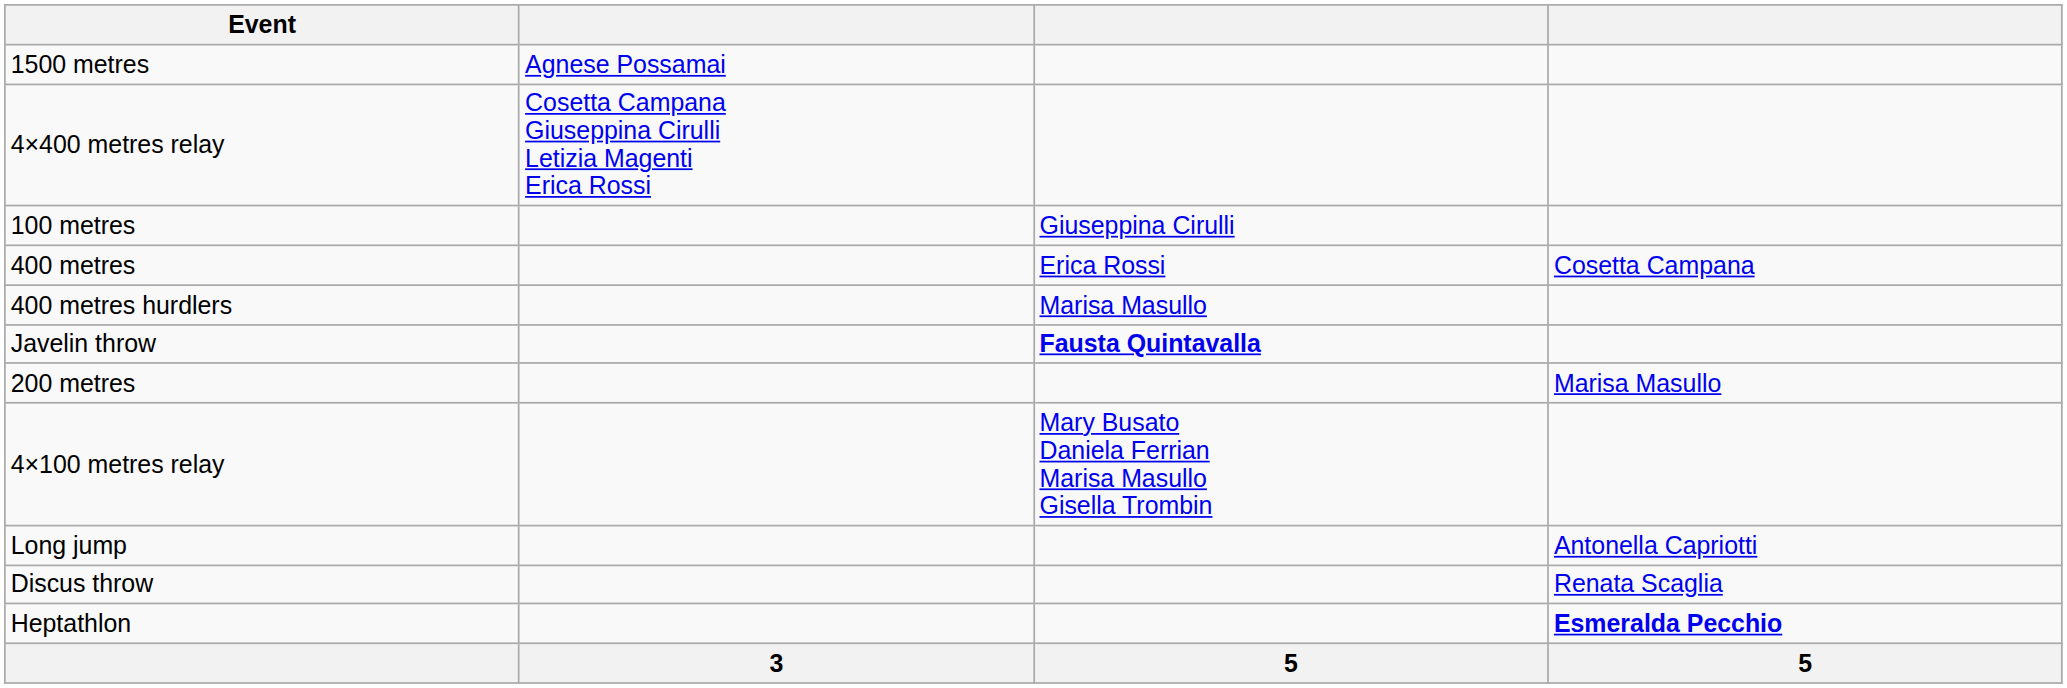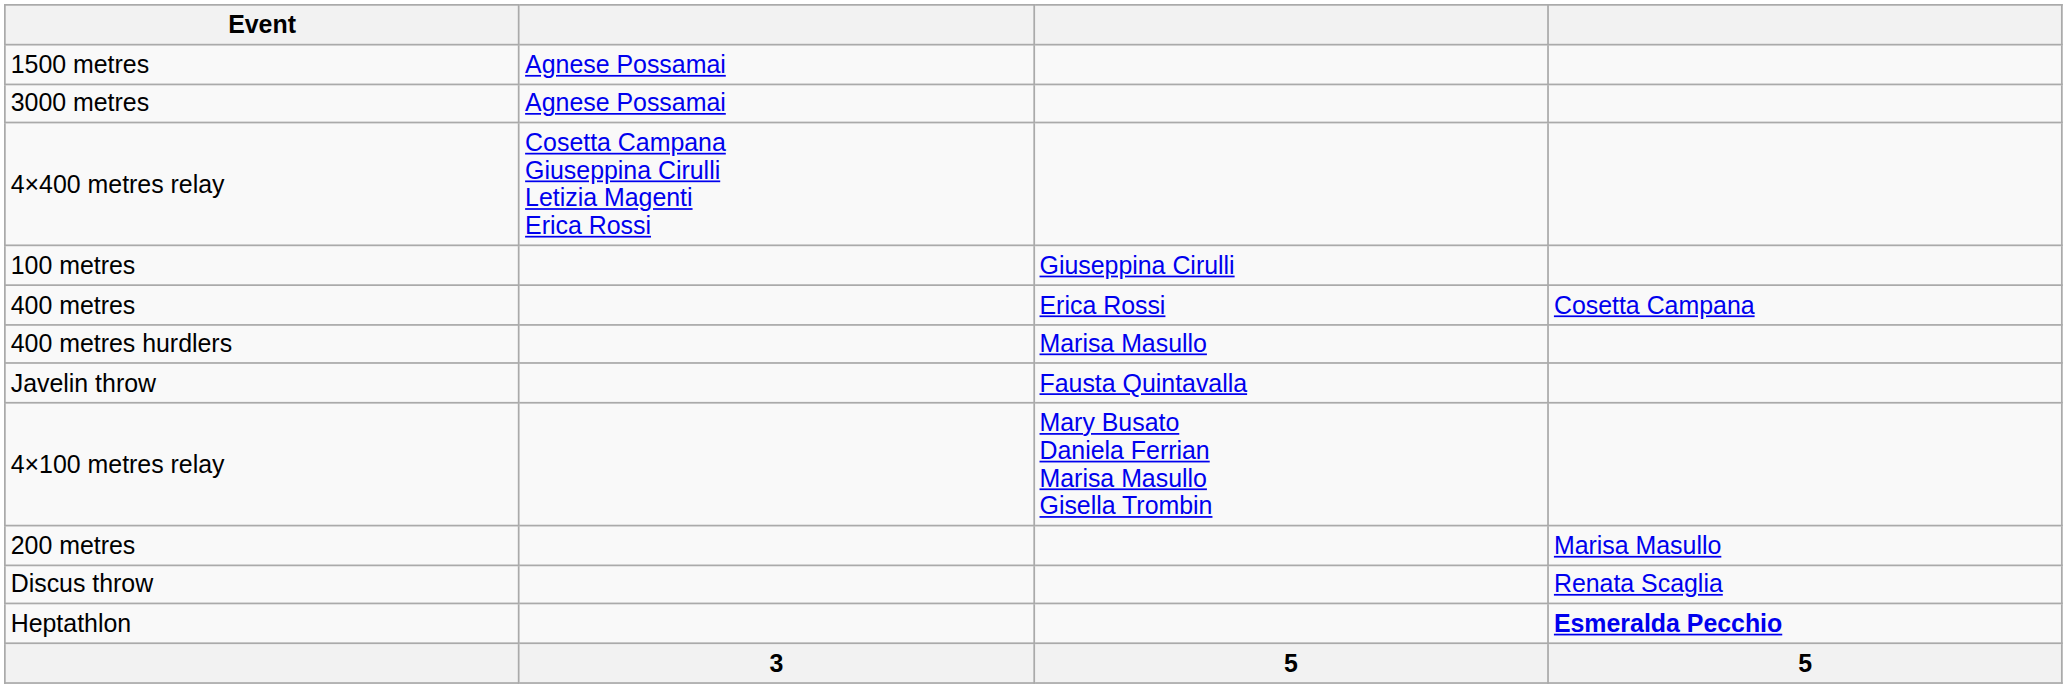+ row: (80, 104)
(1150, 344) bold -> (1143, 383) normal
rows swapped: (118, 464) <-> (73, 383)
- row: (69, 545)
